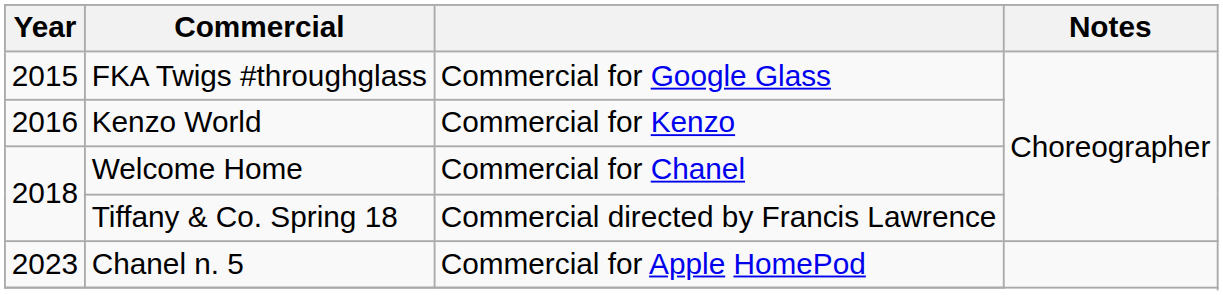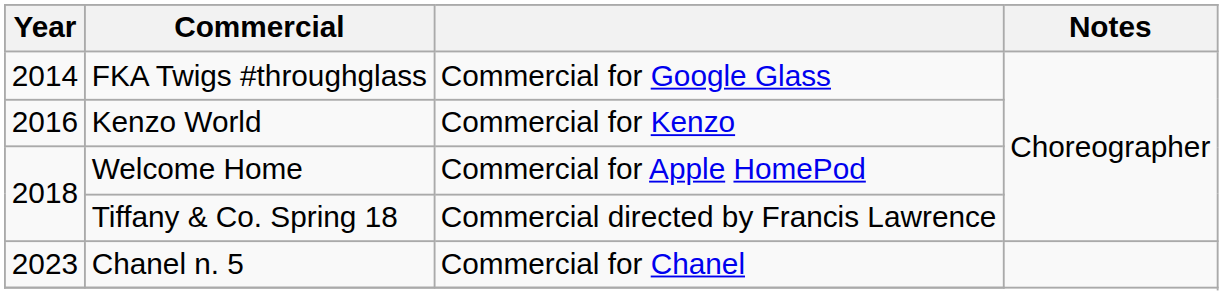(45, 75) 2015 -> (45, 75) 2014
(593, 169) Commercial for Chanel -> (653, 169) Commercial for Apple HomePod
(653, 264) Commercial for Apple HomePod -> (593, 264) Commercial for Chanel
